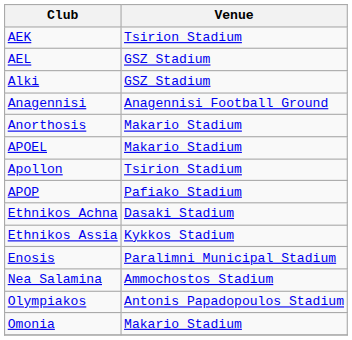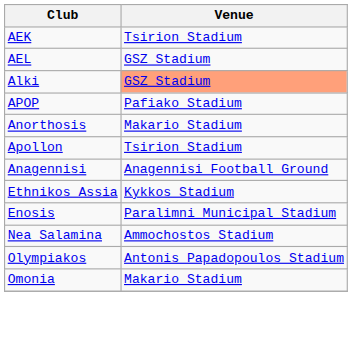(167, 81) no background -> (167, 81) lightsalmon background
rows swapped: (47, 103) <-> (23, 191)
- row: (27, 147)
- row: (63, 213)
